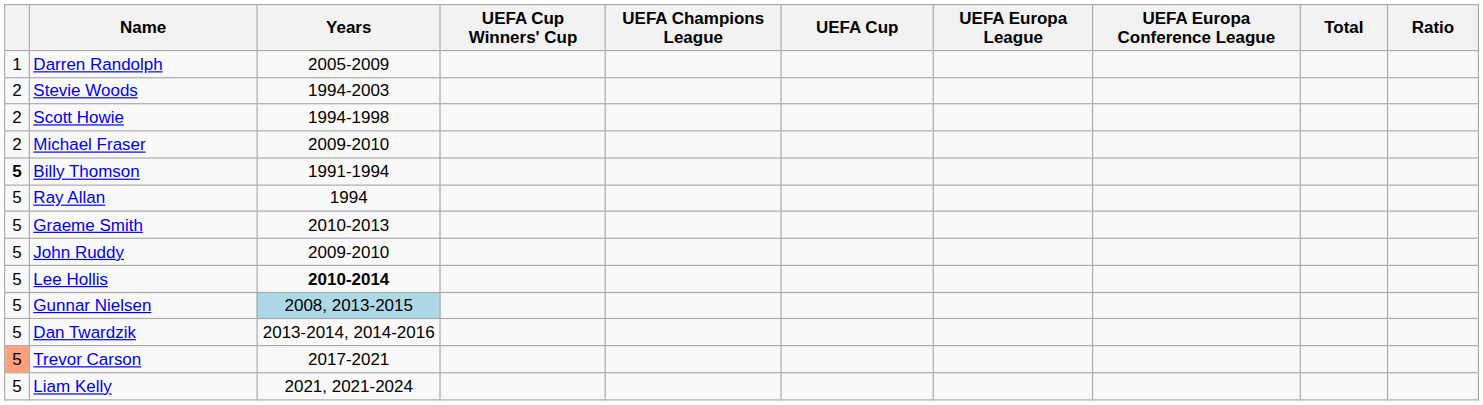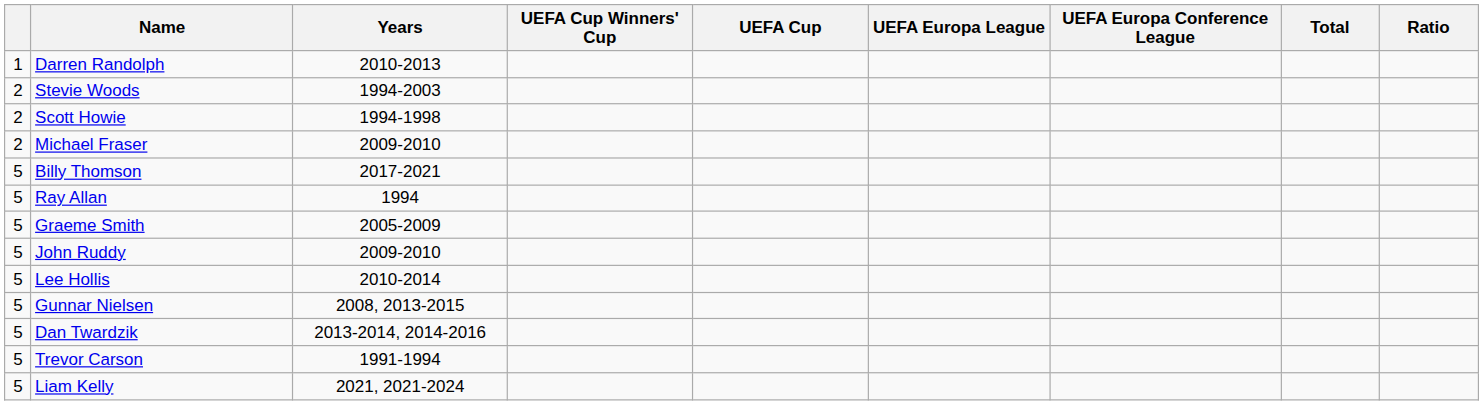- column: (693, 28)
(349, 64) 2005-2009 -> (400, 64) 2010-2013
(17, 172) bold -> (18, 172) normal
(349, 172) 1991-1994 -> (400, 172) 2017-2021
(349, 225) 2010-2013 -> (400, 225) 2005-2009
(349, 279) bold -> (400, 279) normal
(349, 306) lightblue background -> (400, 306) no background
(17, 359) lightsalmon background -> (18, 359) no background
(349, 359) 2017-2021 -> (400, 359) 1991-1994
